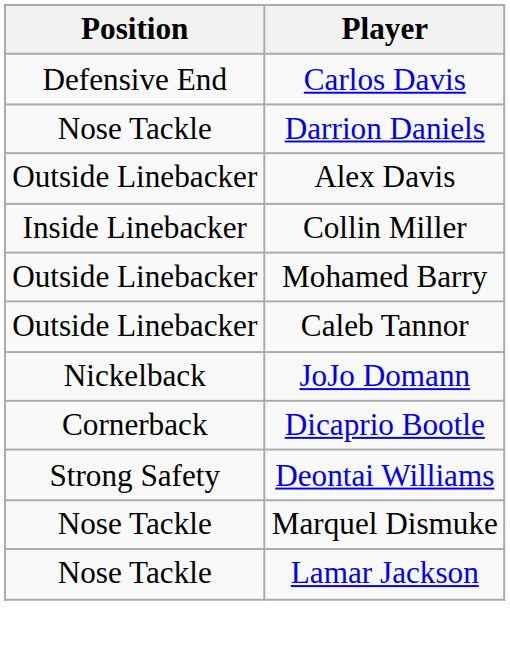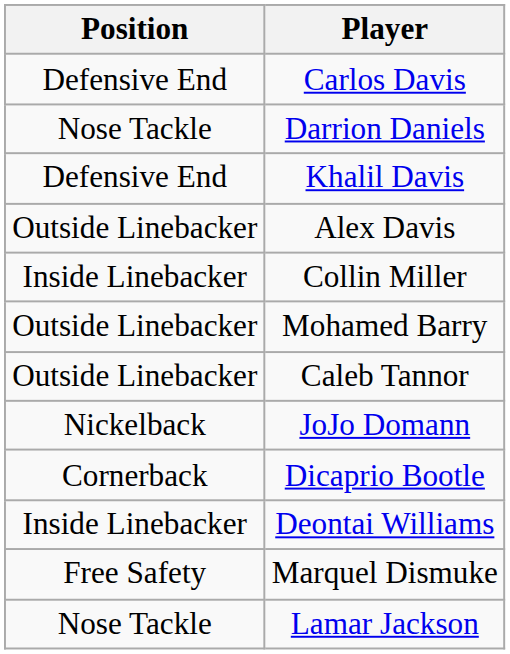+ row: (385, 177)
(135, 474) Strong Safety -> (135, 524) Inside Linebacker
(135, 524) Nose Tackle -> (135, 573) Free Safety
